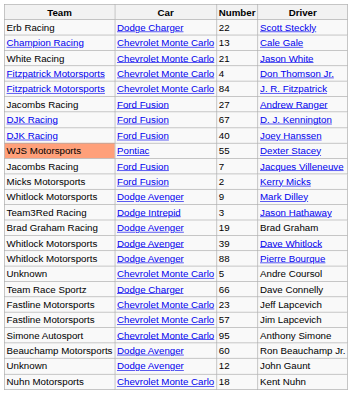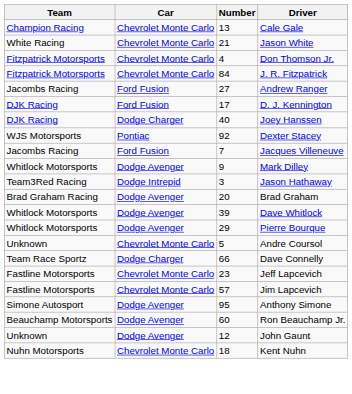- row: (288, 28)
(224, 120) 67 -> (224, 105) 17
(143, 135) Ford Fusion -> (150, 120) Dodge Charger
(44, 151) lightsalmon background -> (44, 135) no background
(224, 151) 55 -> (224, 135) 92
- row: (285, 182)
(224, 228) 19 -> (224, 197) 20
(224, 259) 88 -> (224, 228) 29
(166, 336) Chevrolet Monte Carlo -> (150, 305) Dodge Avenger
